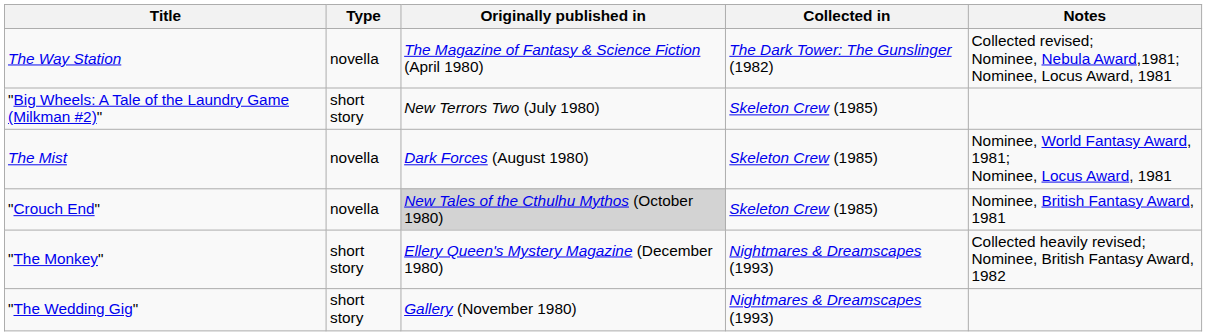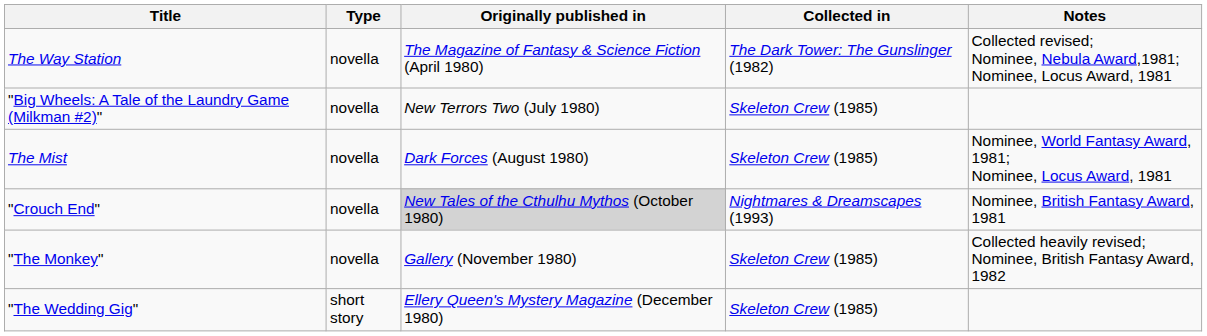(347, 108) short story -> (354, 108) novella
(804, 209) Skeleton Crew (1985) -> (825, 209) Nightmares & Dreamscapes (1993)
(347, 259) short story -> (354, 259) novella
(558, 259) Ellery Queen's Mystery Magazine (December 1980) -> (490, 259) Gallery (November 1980)
(825, 259) Nightmares & Dreamscapes (1993) -> (804, 259) Skeleton Crew (1985)
(490, 309) Gallery (November 1980) -> (558, 309) Ellery Queen's Mystery Magazine (December 1980)
(825, 309) Nightmares & Dreamscapes (1993) -> (804, 309) Skeleton Crew (1985)
